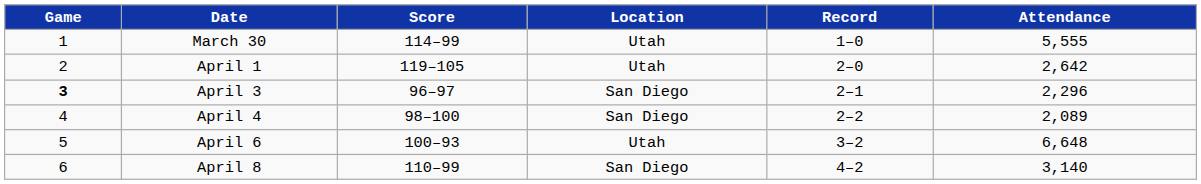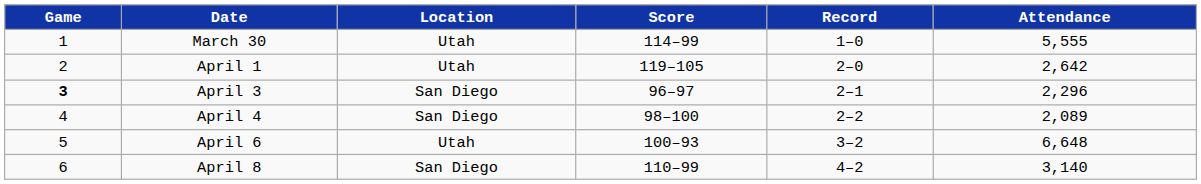columns swapped: (647, 17) <-> (432, 17)
